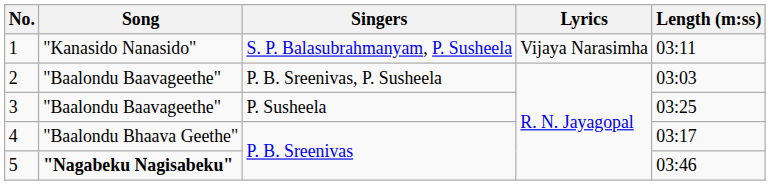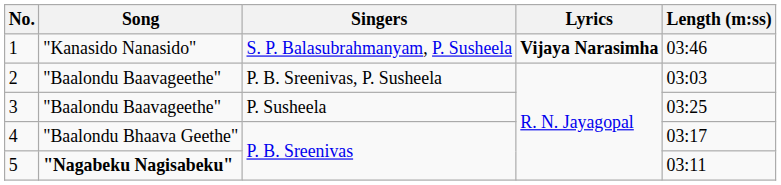(584, 48) normal -> (589, 48) bold
(676, 48) 03:11 -> (687, 48) 03:46
(677, 165) 03:46 -> (687, 165) 03:11
